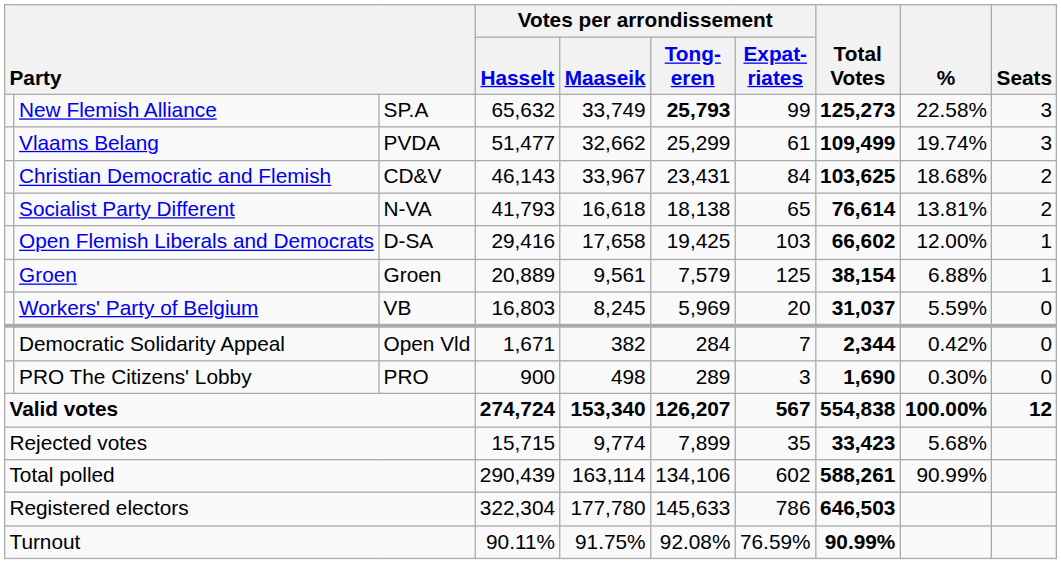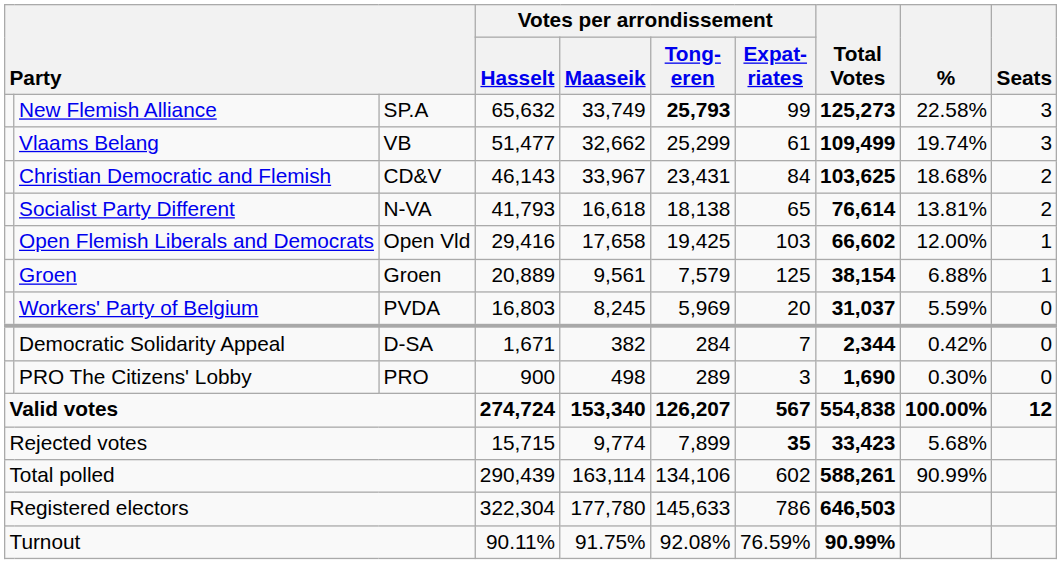(412, 143) PVDA -> (397, 143) VB
(408, 242) D-SA -> (427, 242) Open Vld
(397, 308) VB -> (412, 308) PVDA
(427, 343) Open Vld -> (408, 343) D-SA
(799, 442) normal -> (799, 442) bold
